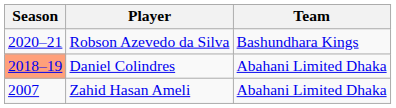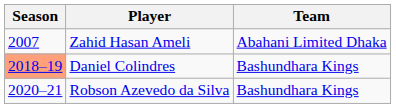rows swapped: (130, 90) <-> (150, 41)
(312, 66) Abahani Limited Dhaka -> (298, 66) Bashundhara Kings
